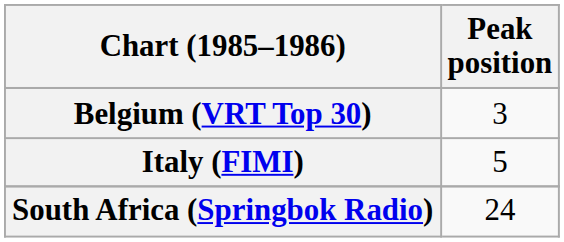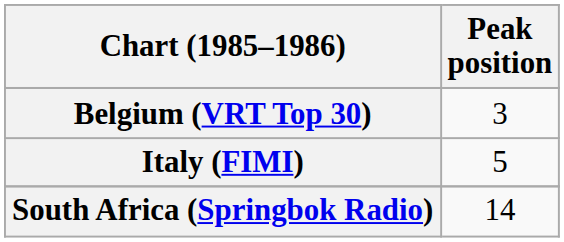(500, 210) 24 -> (500, 210) 14
